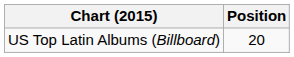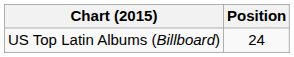(257, 40) 20 -> (257, 40) 24
